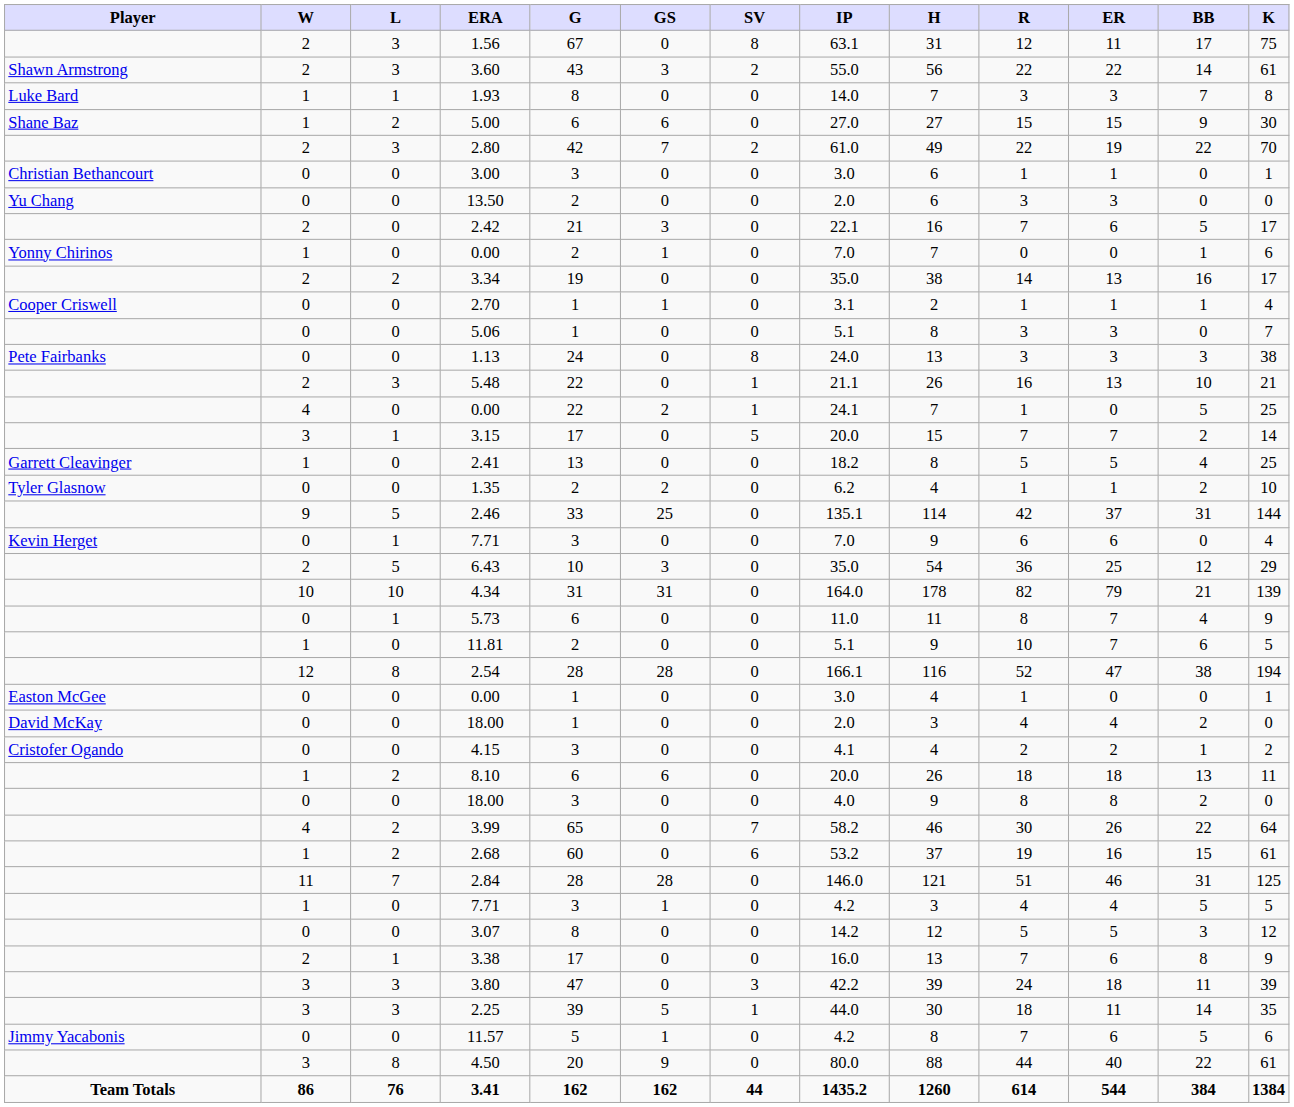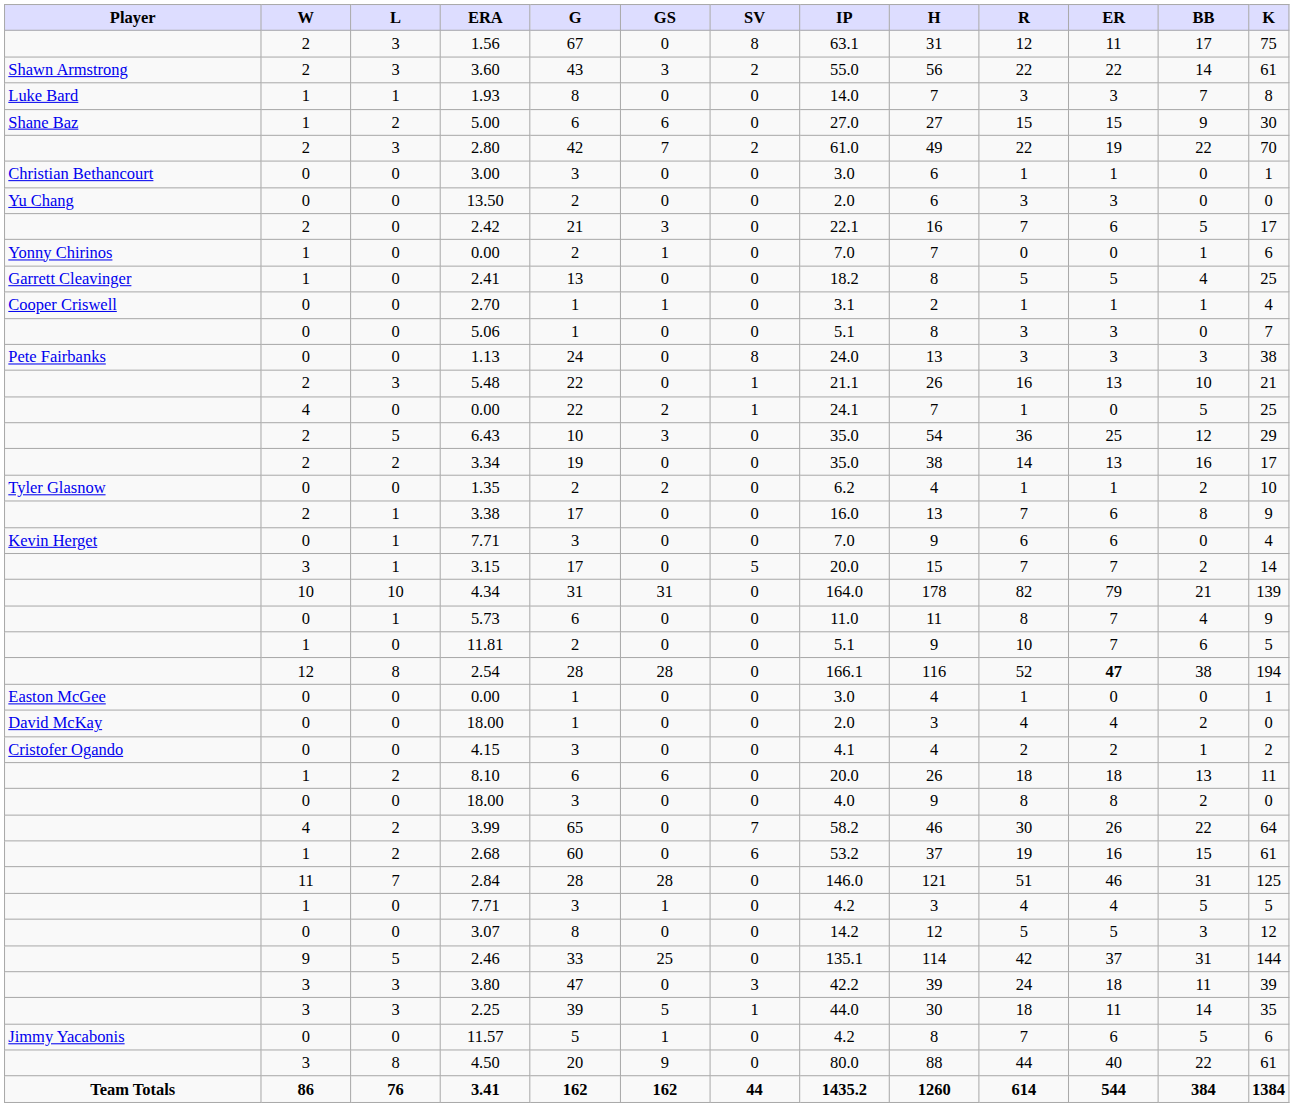rows swapped: (70, 461) <-> (133, 279)
rows swapped: (133, 566) <-> (133, 436)
rows swapped: (133, 958) <-> (133, 514)
(1114, 670) normal -> (1114, 670) bold
